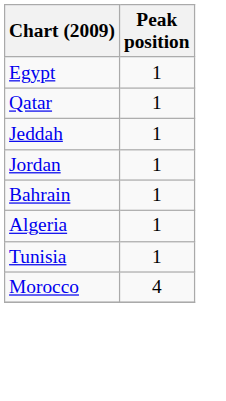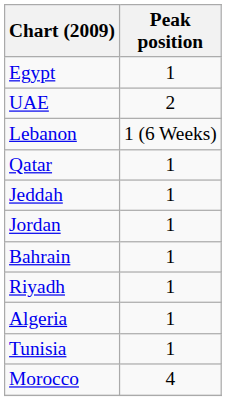+ row: (29, 103)
+ row: (43, 133)
+ row: (37, 287)
